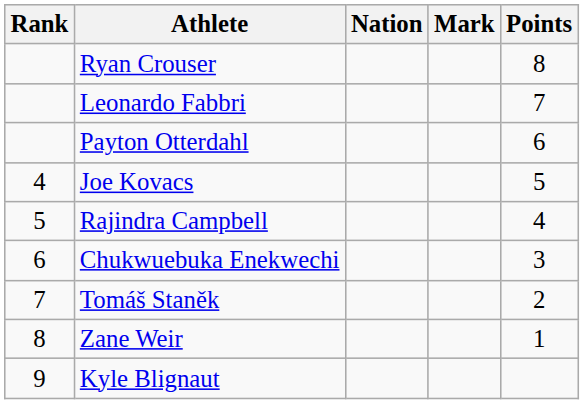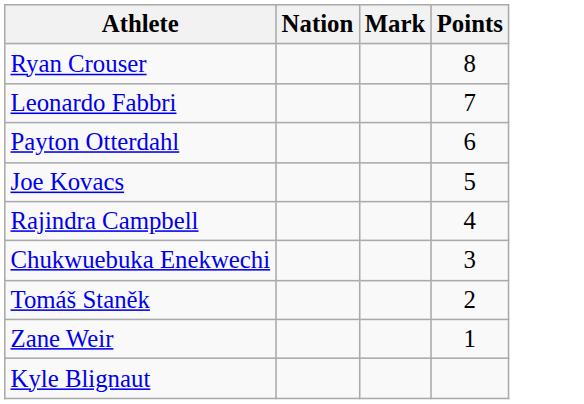- column: (39, 24)
